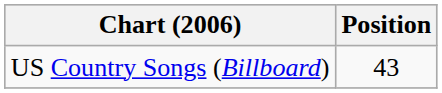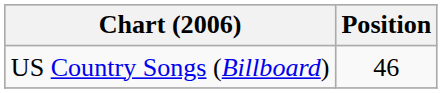(386, 66) 43 -> (386, 66) 46
